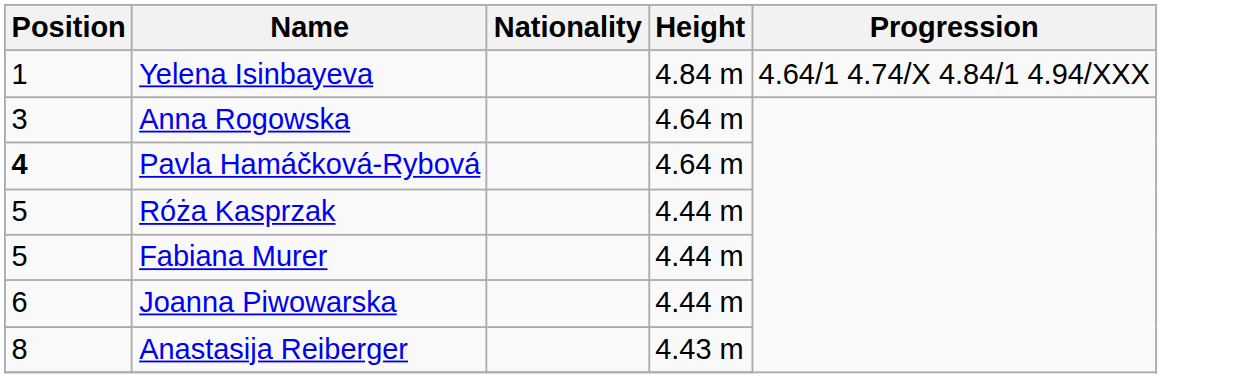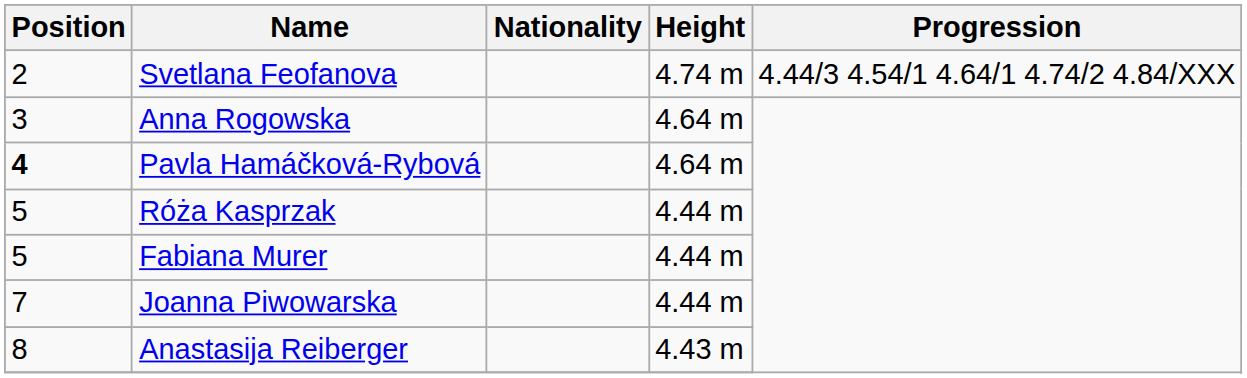- row: (256, 73)
+ row: (268, 73)
(20, 303) 6 -> (20, 303) 7
